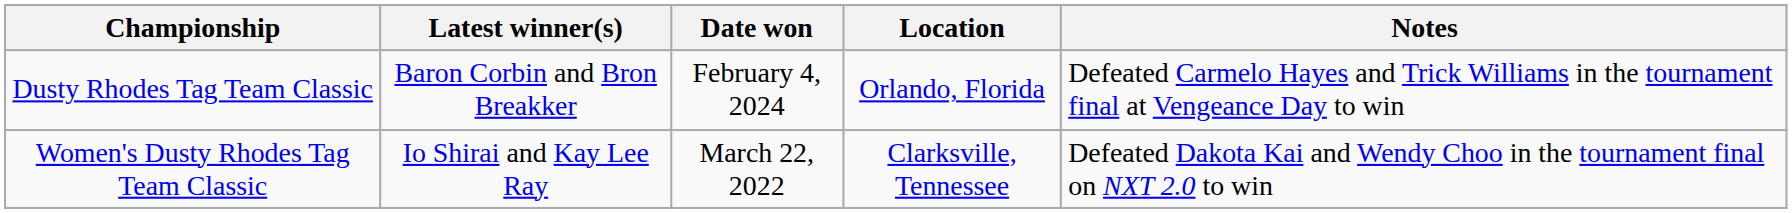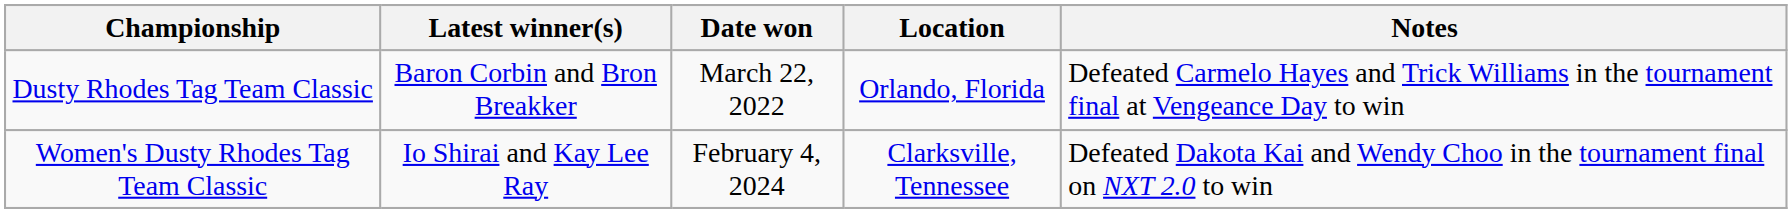(757, 89) February 4, 2024 -> (757, 89) March 22, 2022
(757, 168) March 22, 2022 -> (757, 168) February 4, 2024
